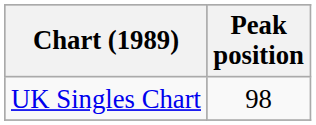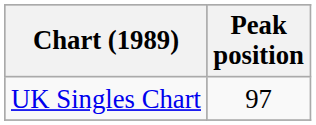(259, 98) 98 -> (259, 98) 97
